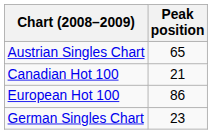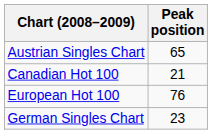(178, 96) 86 -> (178, 96) 76
